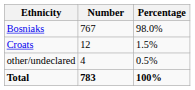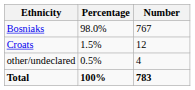columns swapped: (106, 12) <-> (162, 12)
